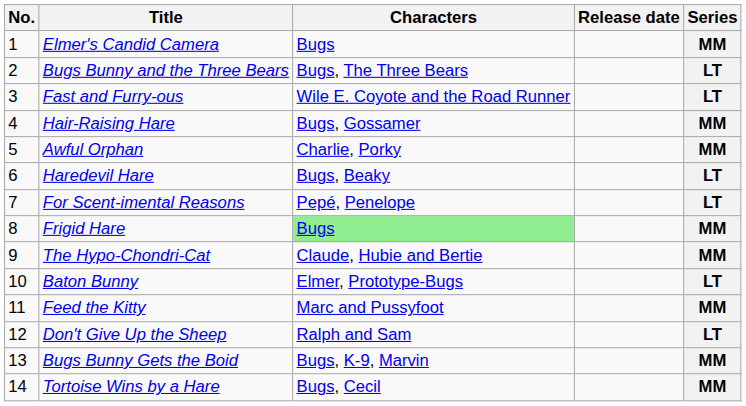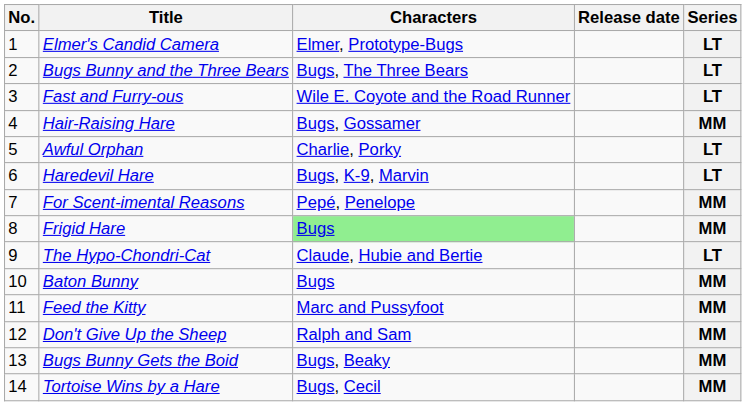(316, 44) Bugs -> (380, 44) Elmer, Prototype-Bugs
(712, 44) MM -> (712, 44) LT
(712, 149) MM -> (712, 149) LT
(343, 176) Bugs, Beaky -> (363, 176) Bugs, K-9, Marvin
(712, 202) LT -> (712, 202) MM
(712, 255) MM -> (712, 255) LT
(380, 281) Elmer, Prototype-Bugs -> (316, 281) Bugs
(712, 281) LT -> (712, 281) MM
(712, 334) LT -> (712, 334) MM
(363, 360) Bugs, K-9, Marvin -> (343, 360) Bugs, Beaky
